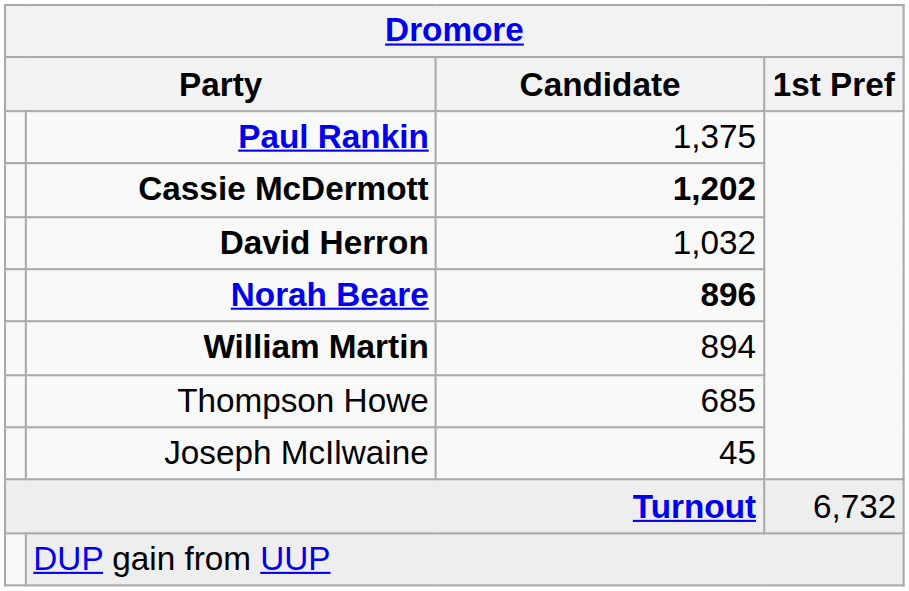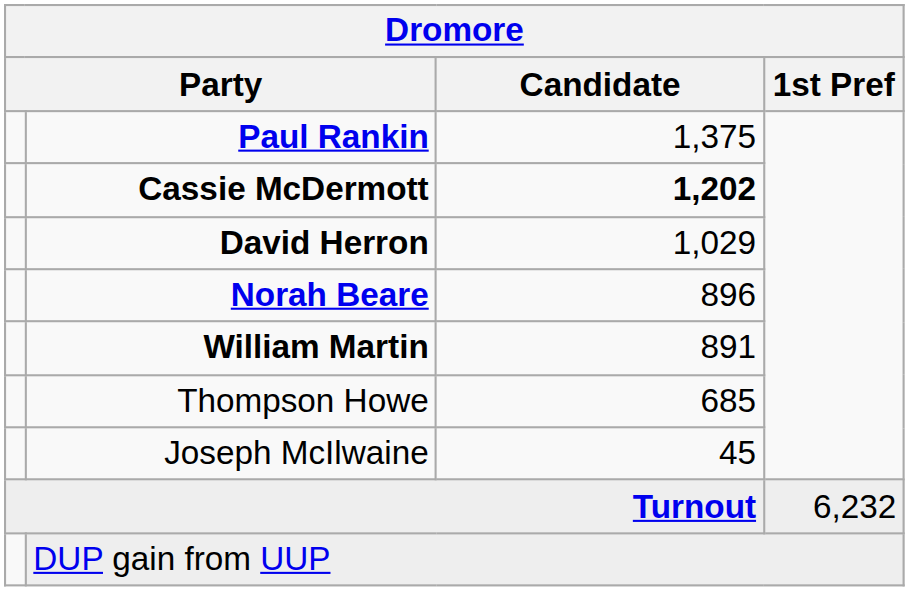(714, 242) 1,032 -> (714, 242) 1,029
(728, 294) bold -> (728, 294) normal
(728, 347) 894 -> (728, 347) 891
(855, 505) 6,732 -> (855, 505) 6,232
